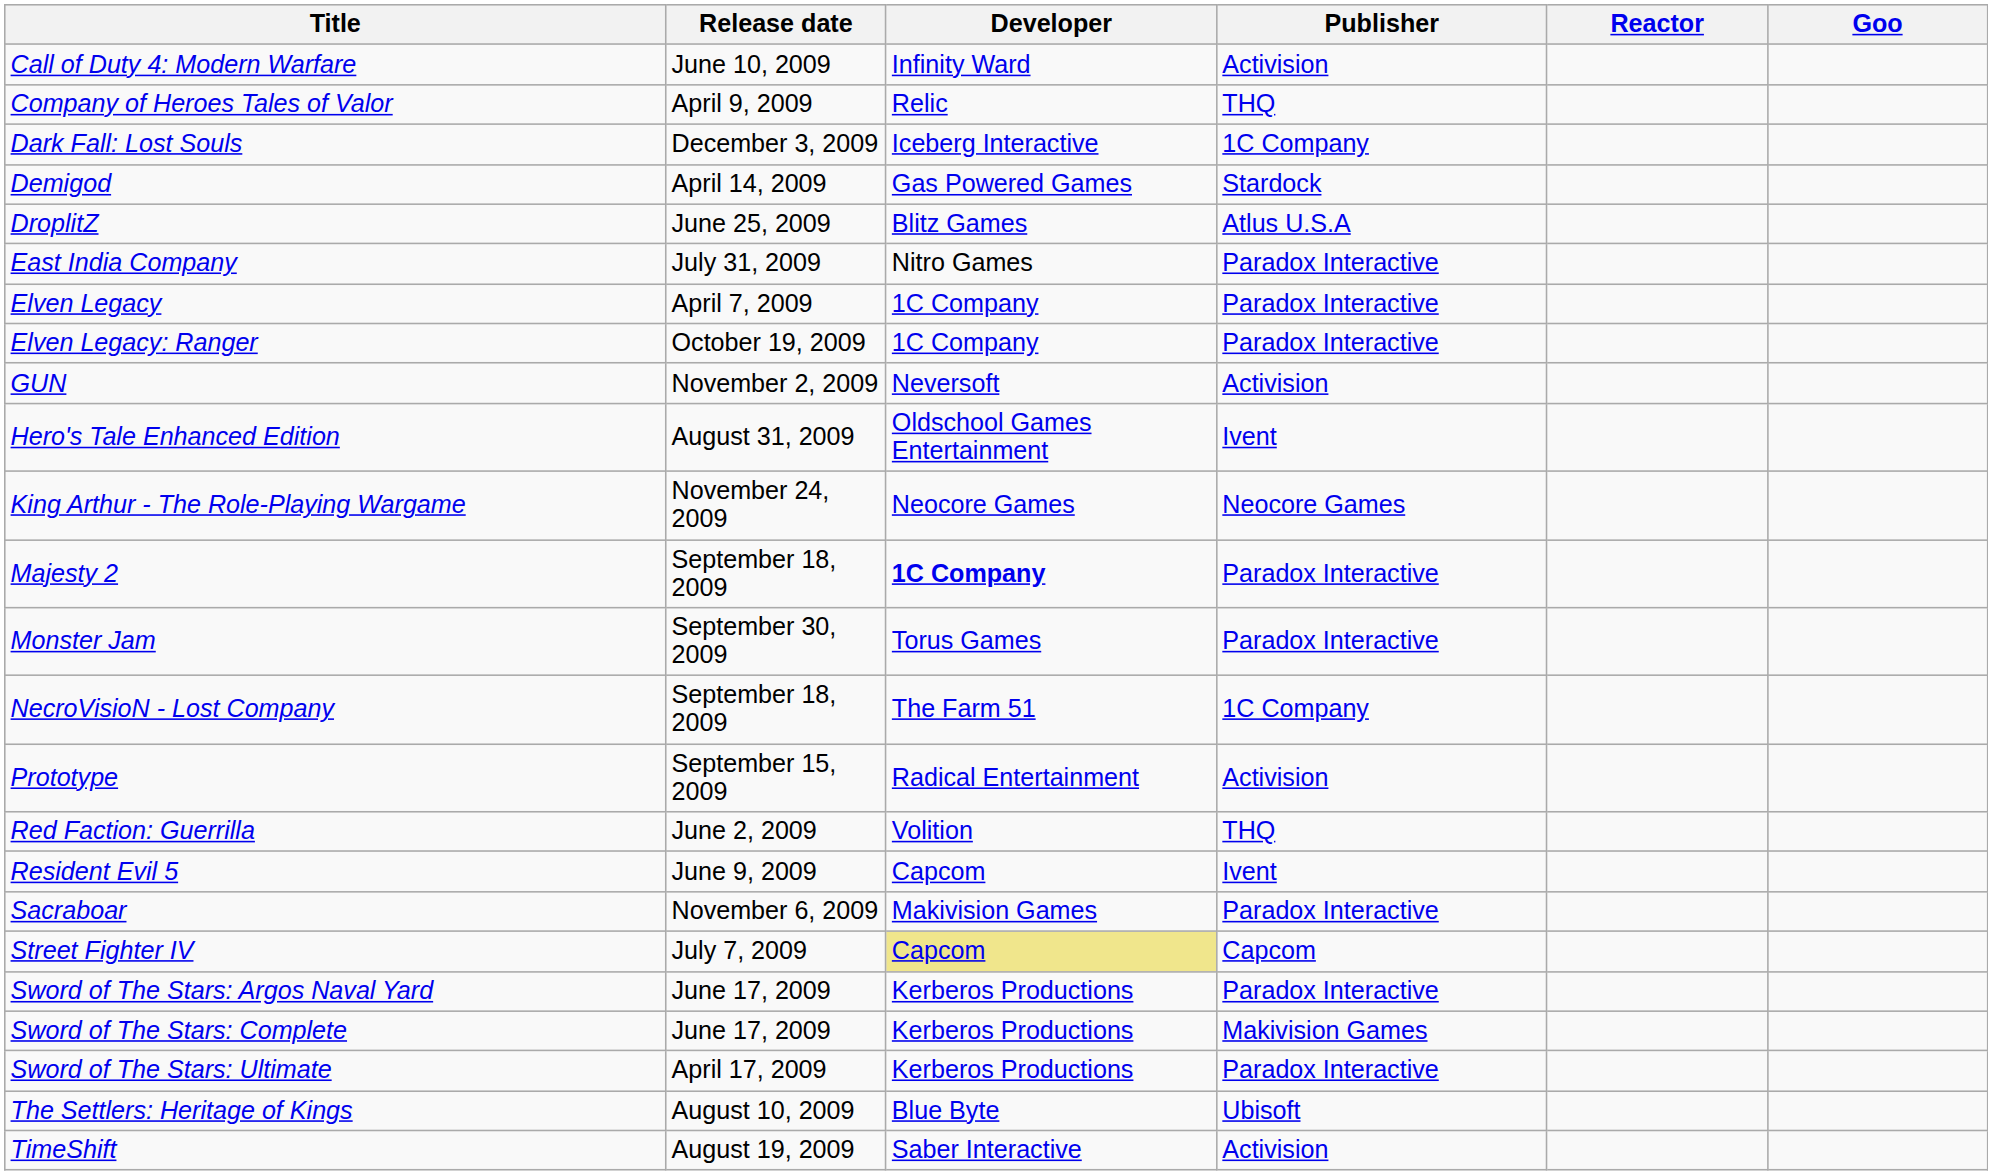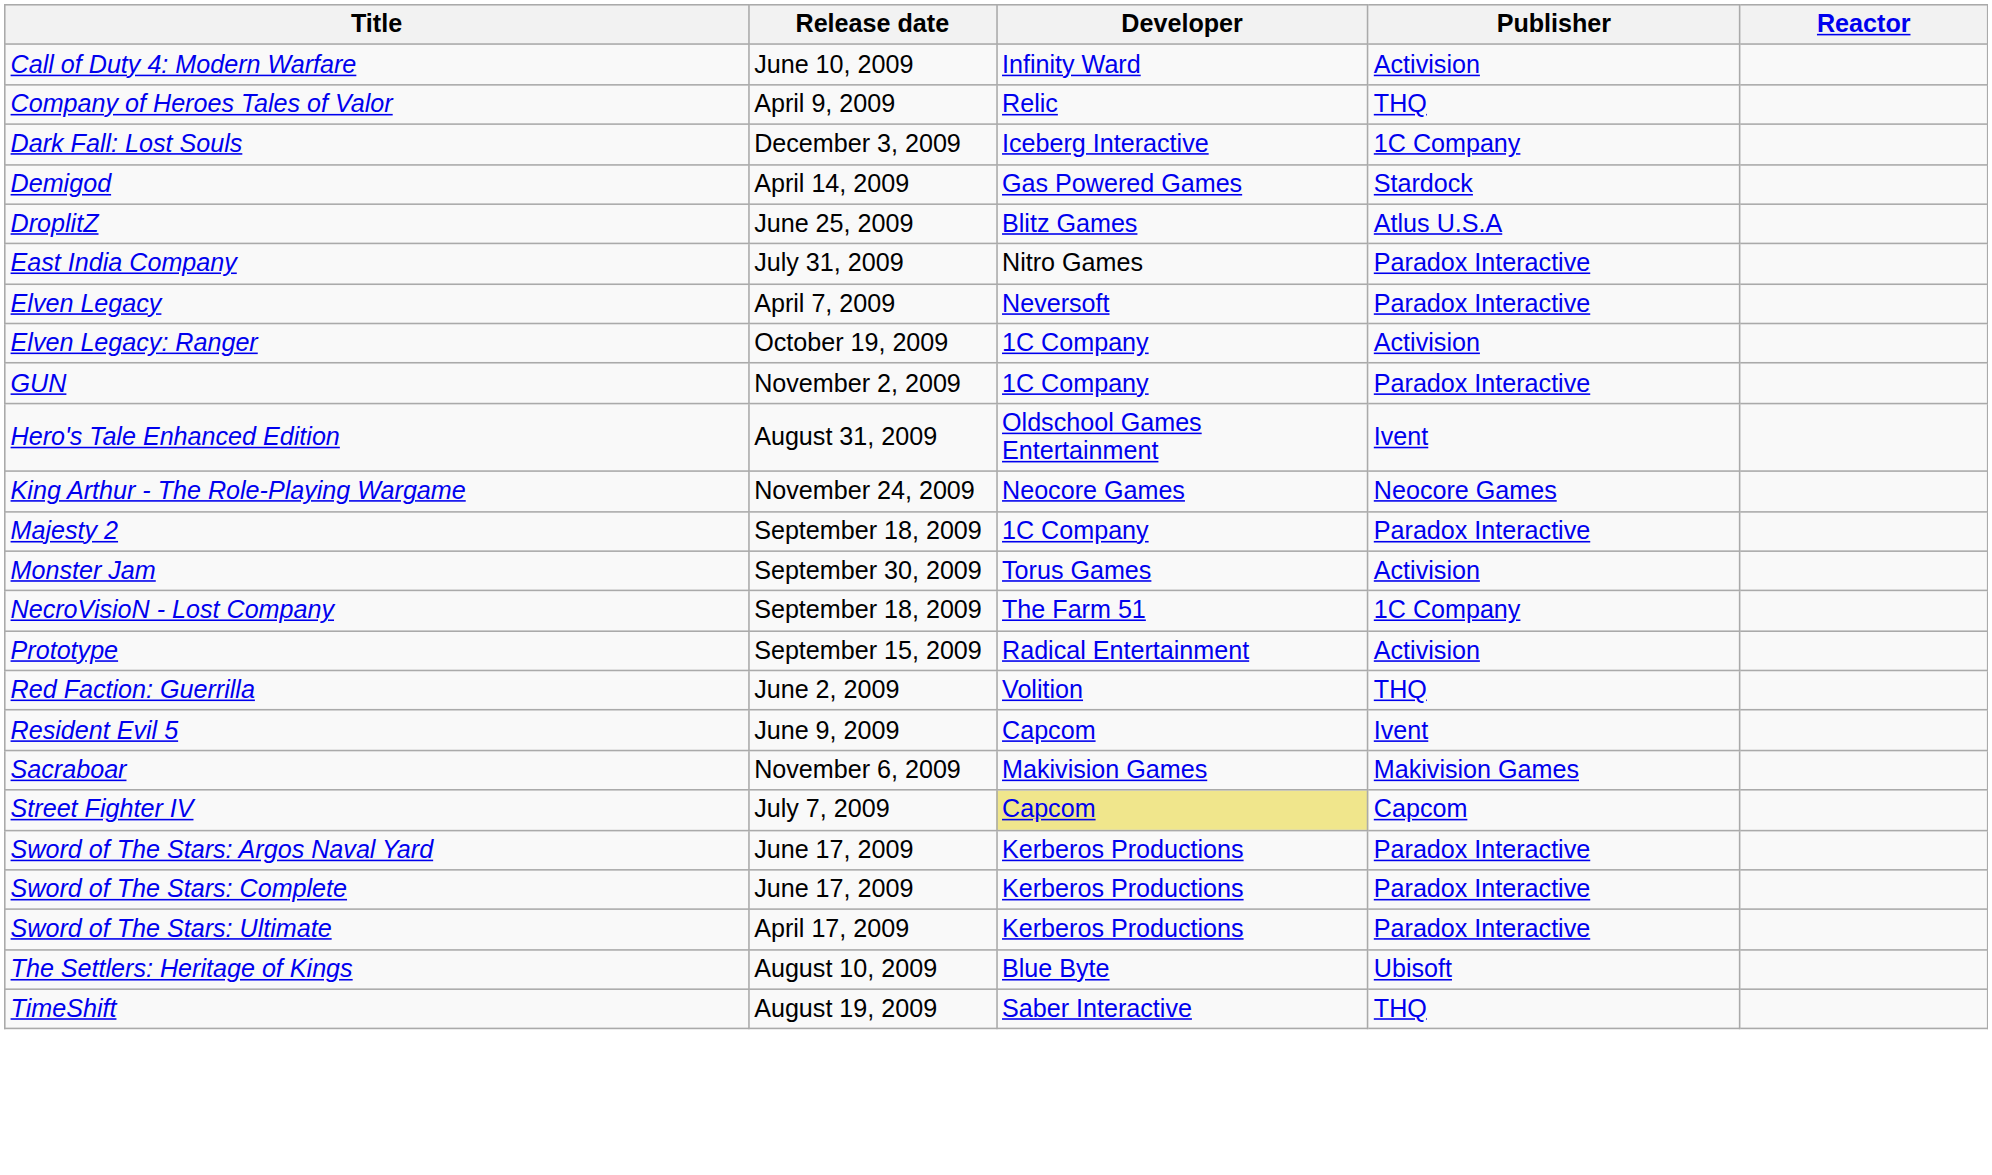- column: (1878, 24)
(965, 303) 1C Company -> (1056, 303) Neversoft
(1331, 343) Paradox Interactive -> (1427, 343) Activision
(946, 382) Neversoft -> (1075, 382) 1C Company
(1275, 382) Activision -> (1482, 382) Paradox Interactive
(969, 573) bold -> (1075, 530) normal
(1331, 641) Paradox Interactive -> (1427, 570) Activision
(1331, 911) Paradox Interactive -> (1476, 769) Makivision Games
(1325, 1030) Makivision Games -> (1482, 889) Paradox Interactive
(1275, 1150) Activision -> (1400, 1008) THQ
